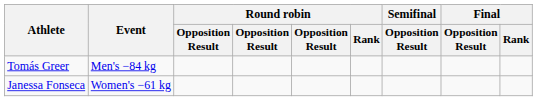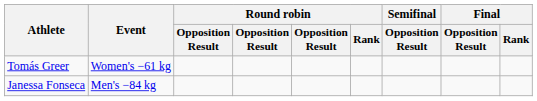(123, 66) Men's −84 kg -> (131, 66) Women's −61 kg
(131, 86) Women's −61 kg -> (123, 86) Men's −84 kg
